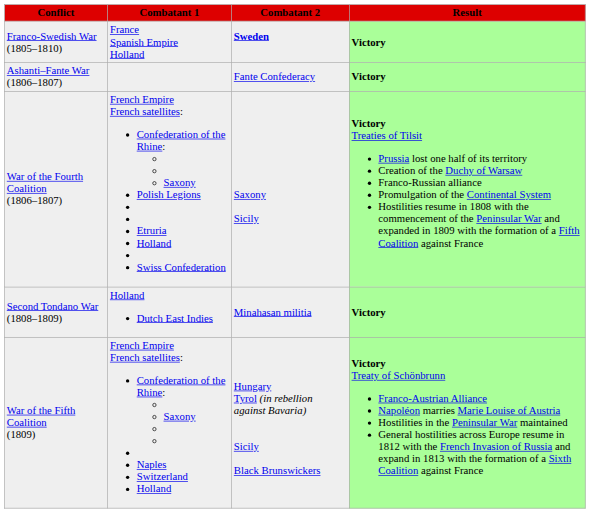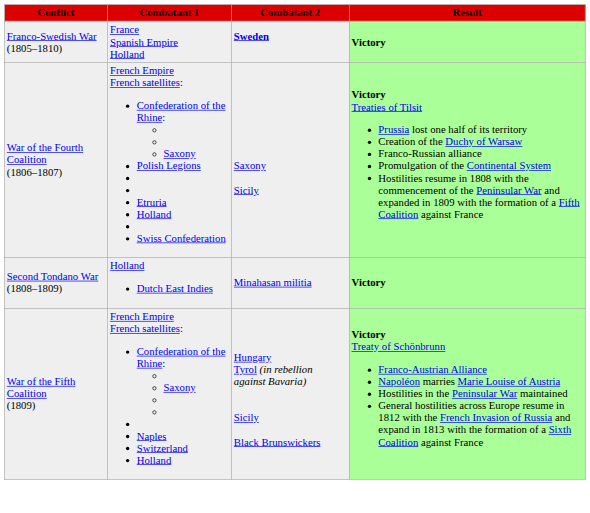- row: (48, 77)
